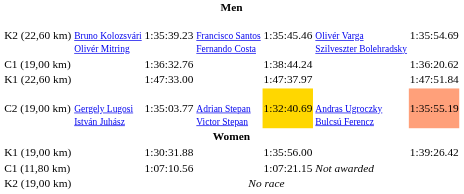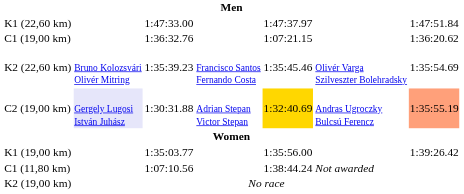rows swapped: (38, 80) <-> (38, 36)
(288, 64) 1:38:44.24 -> (288, 38) 1:07:21.15
(104, 115) no background -> (104, 115) lavender background
(169, 108) 1:35:03.77 -> (169, 108) 1:30:31.88
(169, 152) 1:30:31.88 -> (169, 152) 1:35:03.77
(288, 168) 1:07:21.15 -> (288, 168) 1:38:44.24
